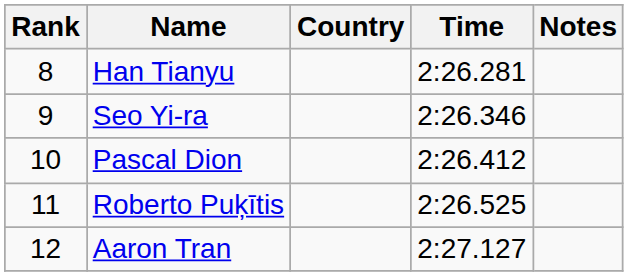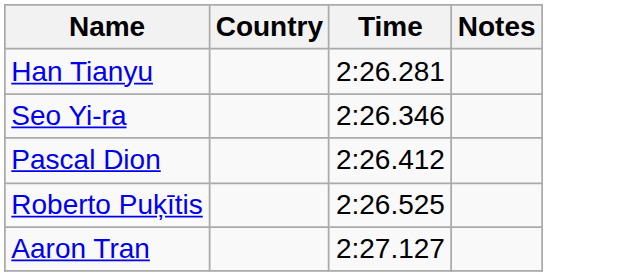- column: (46, 26)
